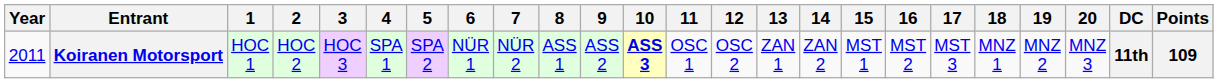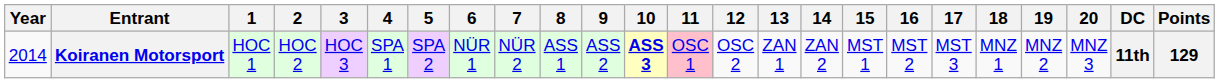(27, 54) 2011 -> (28, 54) 2014
(689, 54) no background -> (690, 54) pink background
(1183, 54) 109 -> (1184, 54) 129
